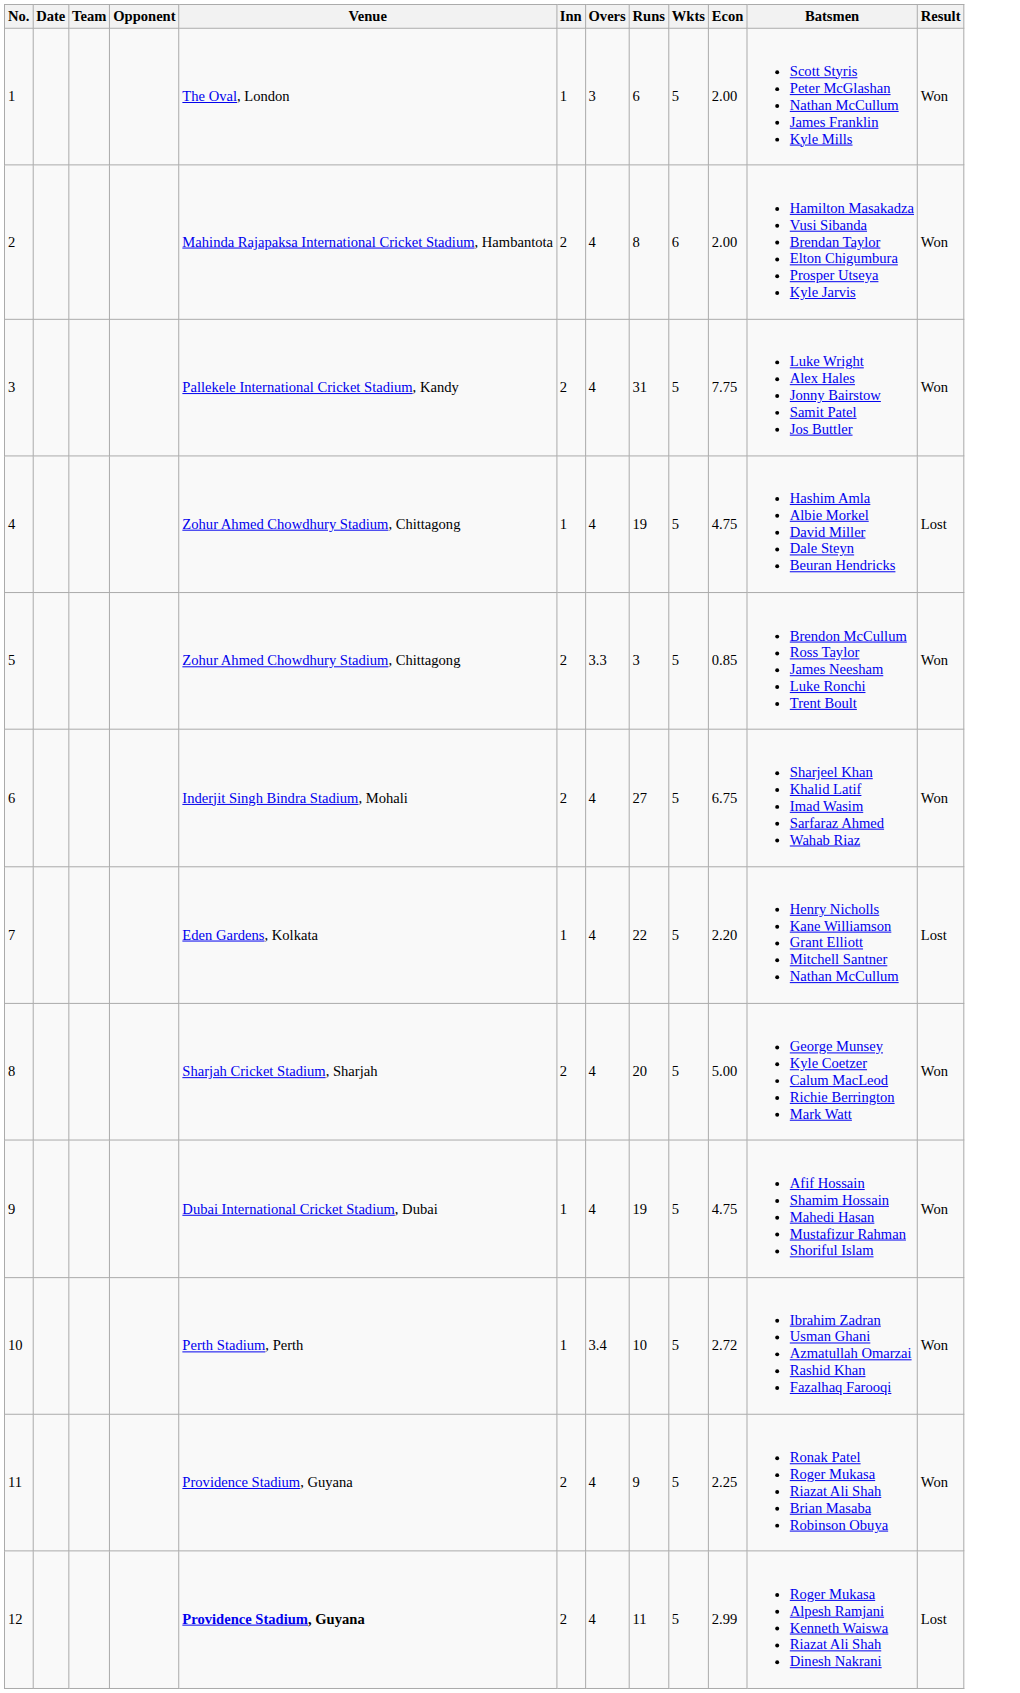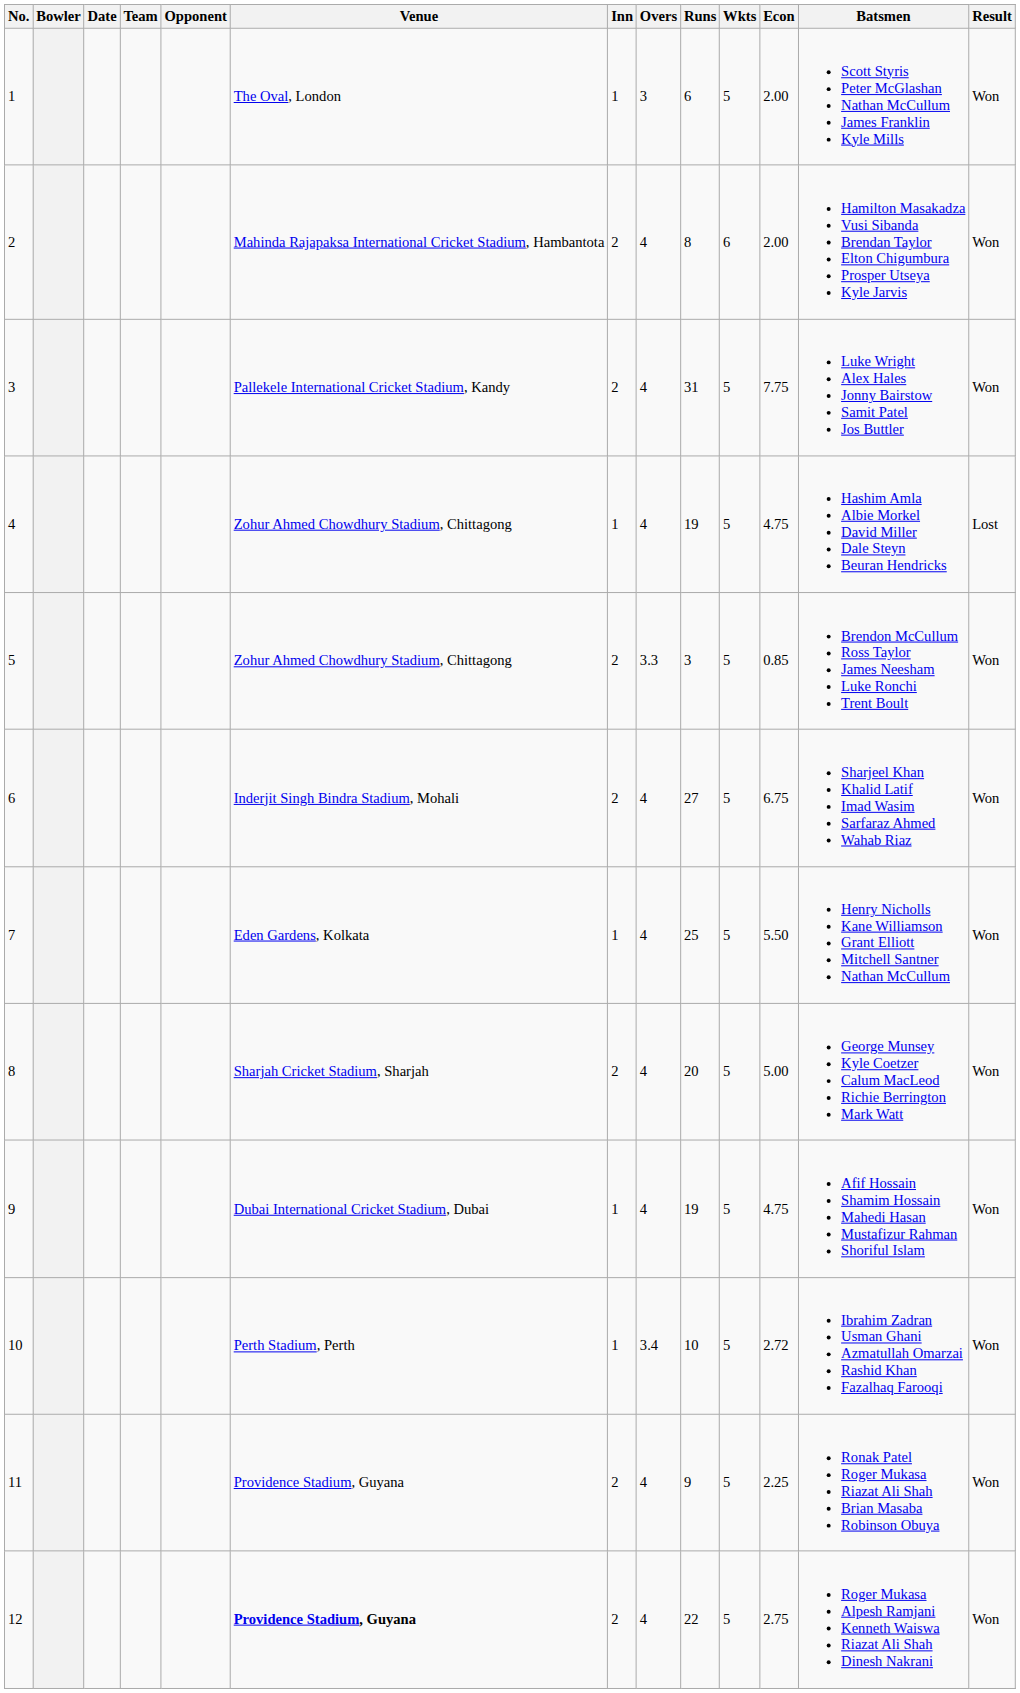+ column: (58, 16)
(640, 934) 22 -> (691, 934) 25
(725, 934) 2.20 -> (776, 934) 5.50
(934, 934) Lost -> (986, 934) Won
(640, 1619) 11 -> (691, 1619) 22
(725, 1619) 2.99 -> (776, 1619) 2.75
(934, 1619) Lost -> (986, 1619) Won
